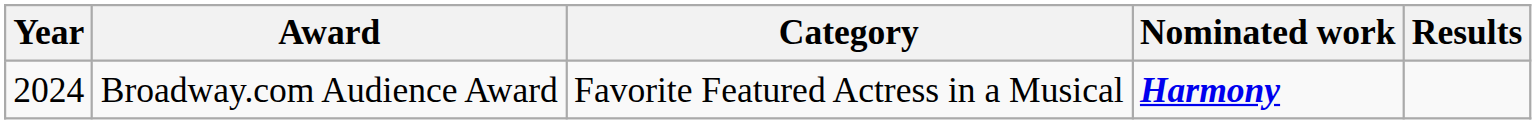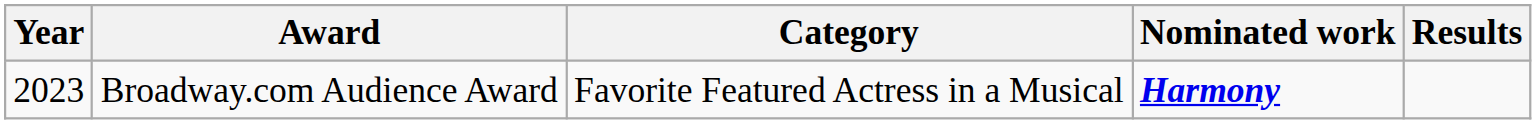(49, 88) 2024 -> (49, 88) 2023
